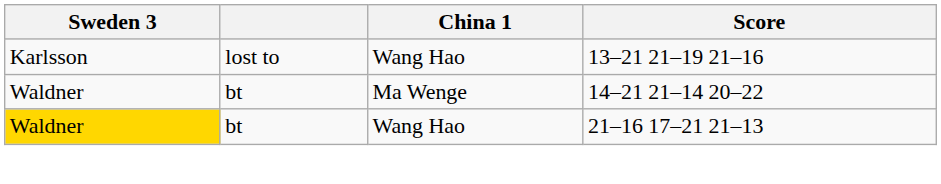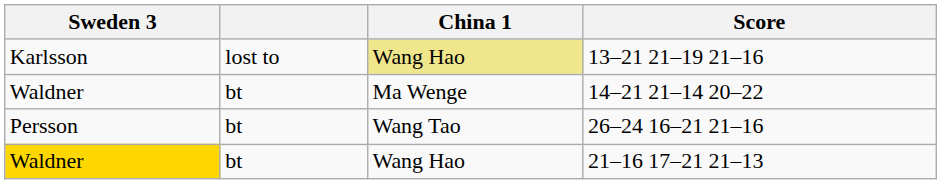(419, 56) no background -> (419, 56) khaki background
+ row: (676, 126)
